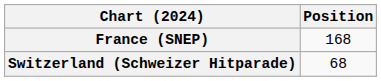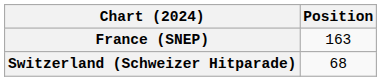(338, 40) 168 -> (338, 40) 163
